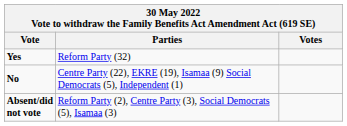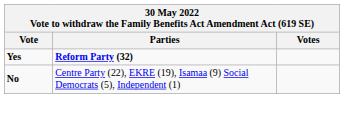(94, 56) normal -> (94, 56) bold
- row: (30, 107)
